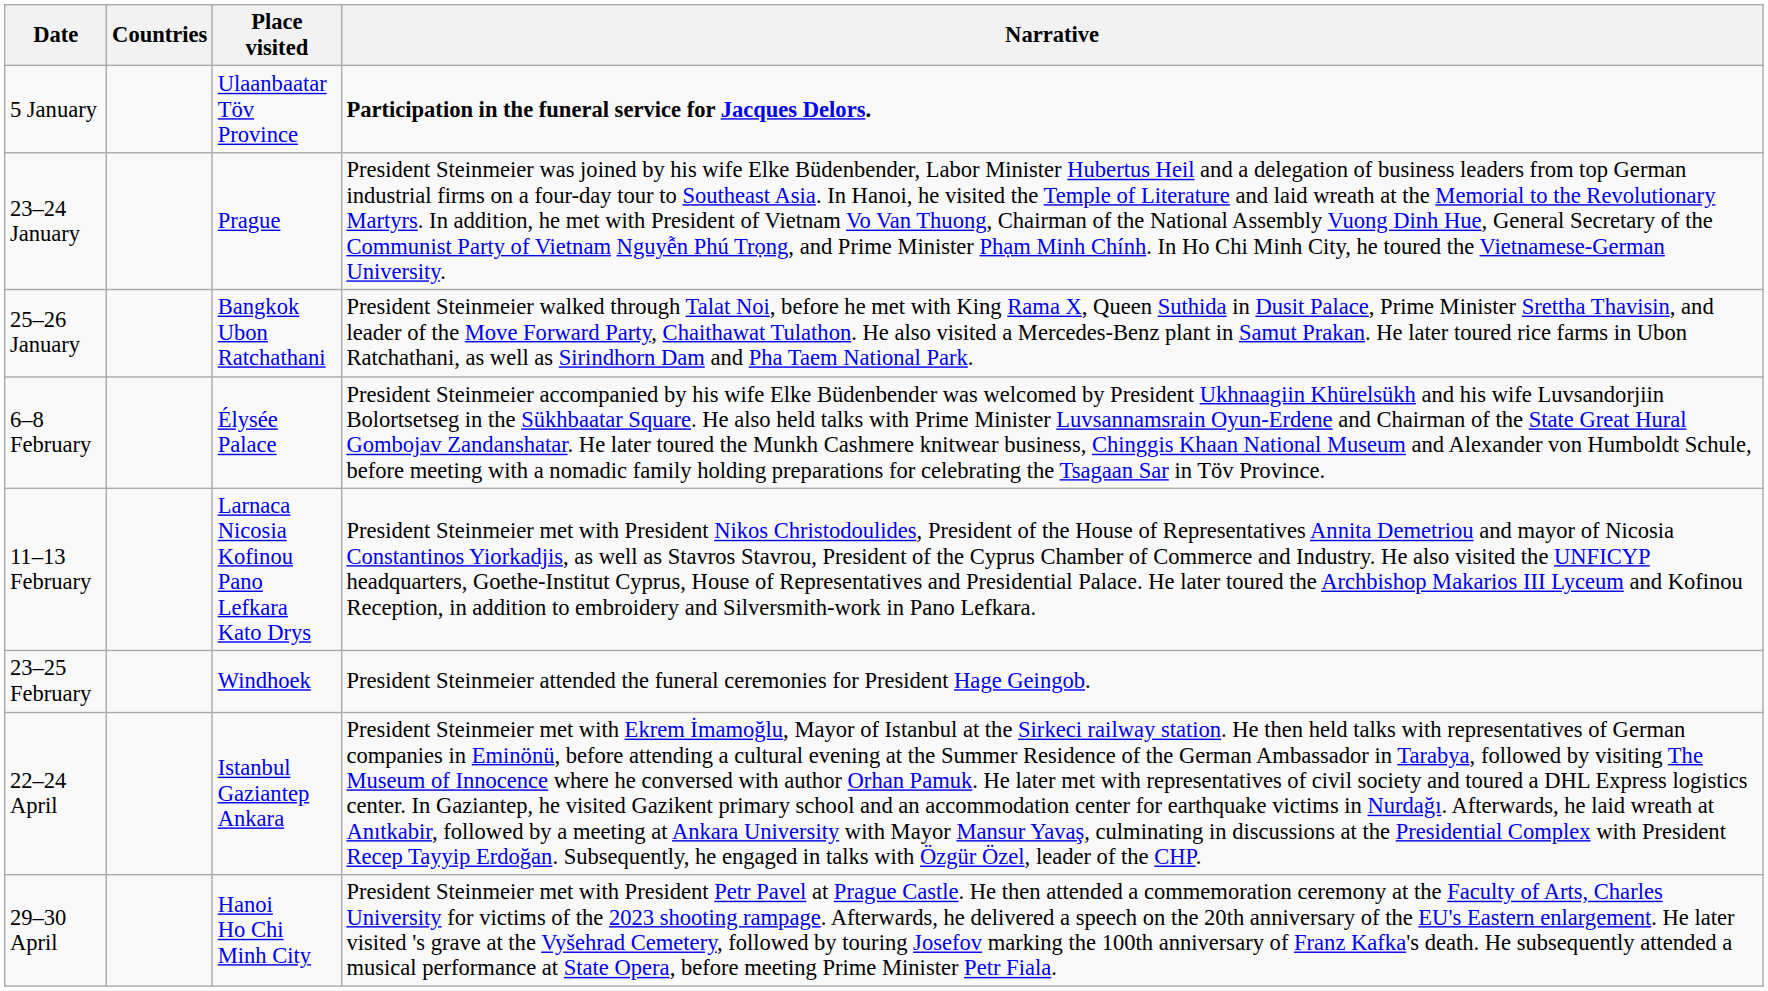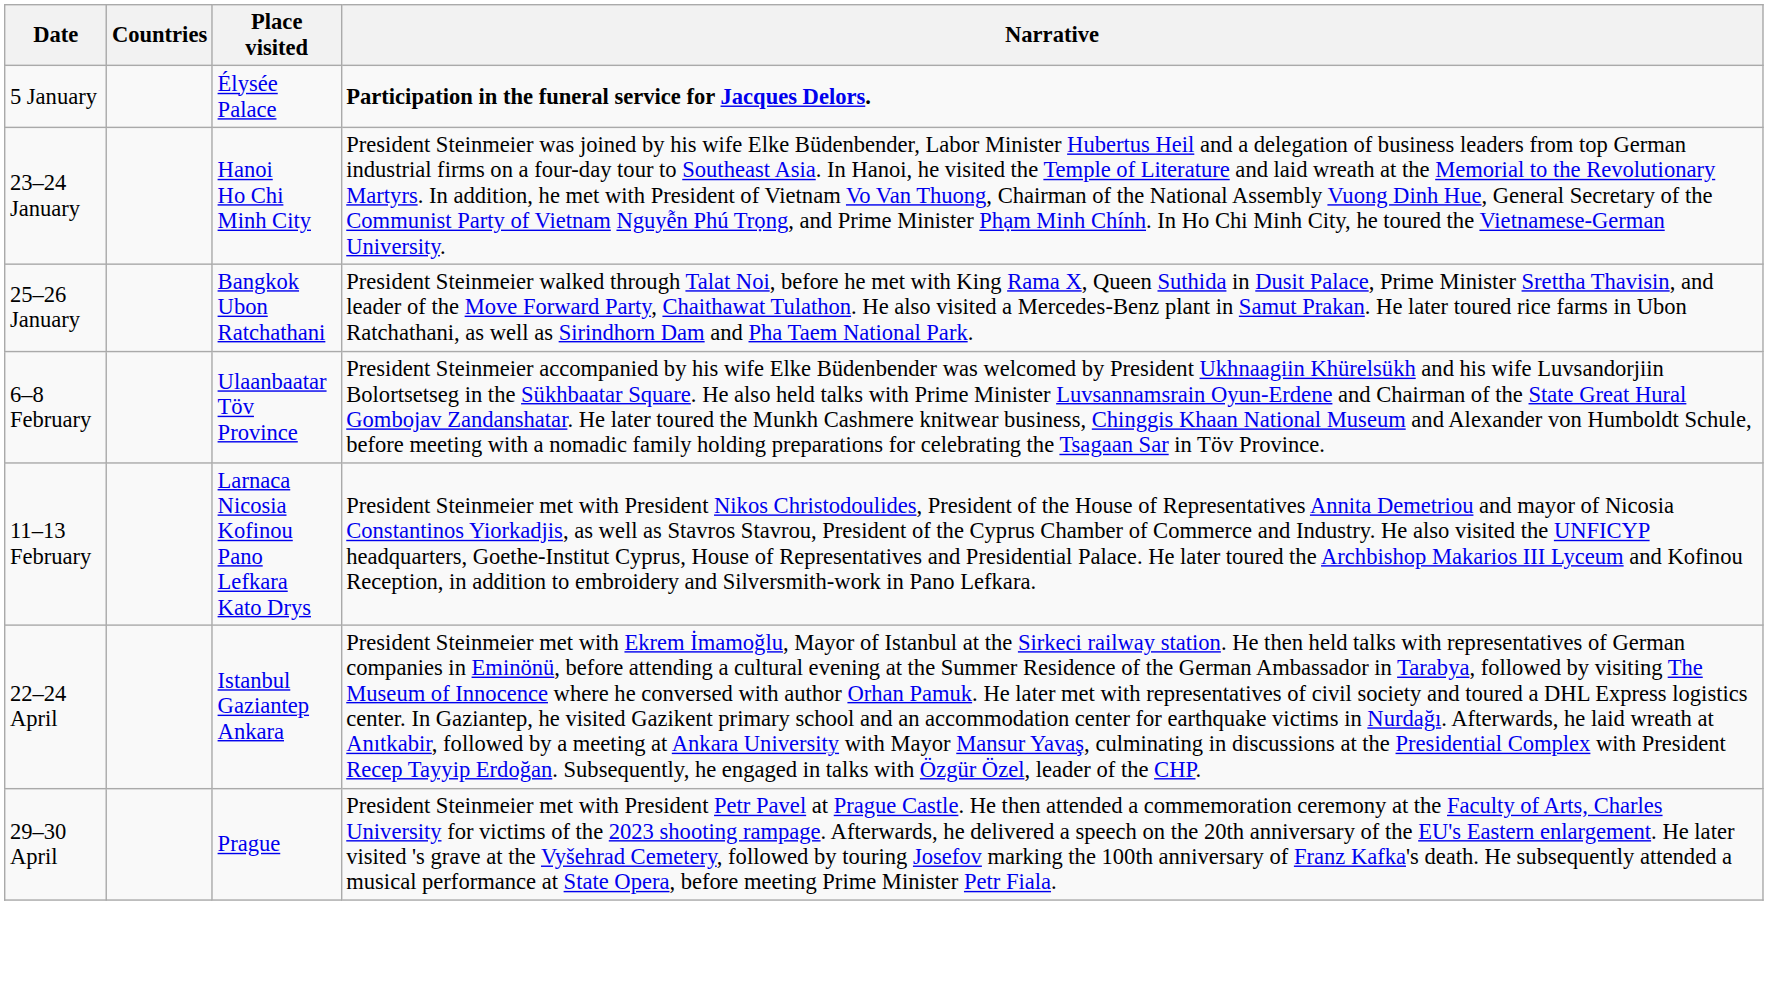(272, 108) Ulaanbaatar Töv Province -> (248, 96) Élysée Palace
(249, 220) Prague -> (264, 195) Hanoi Ho Chi Minh City
(248, 431) Élysée Palace -> (272, 406) Ulaanbaatar Töv Province
- row: (51, 681)
(264, 930) Hanoi Ho Chi Minh City -> (249, 843) Prague
